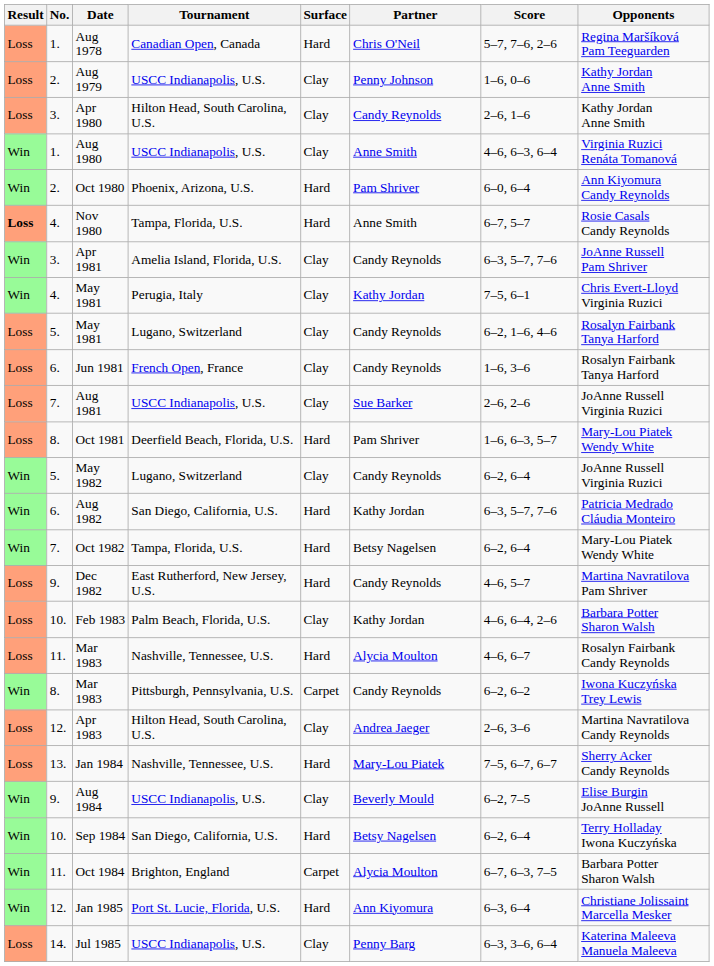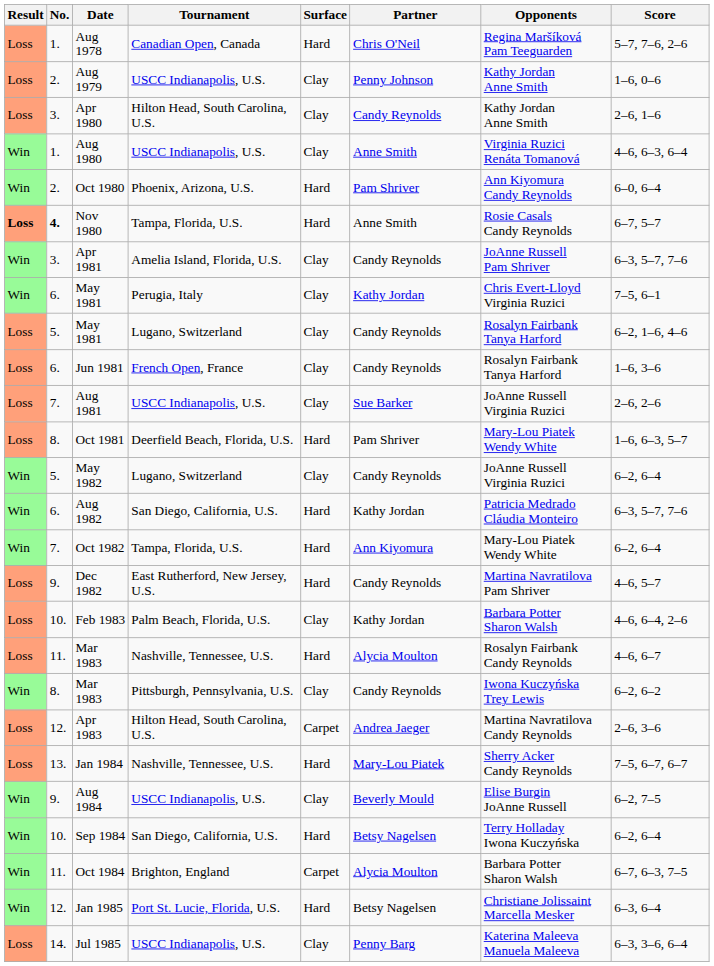columns swapped: (643, 15) <-> (529, 15)
(55, 223) normal -> (55, 223) bold
(55, 295) 4. -> (55, 295) 6.
(395, 547) Betsy Nagelsen -> (393, 547) Ann Kiyomura
(321, 691) Carpet -> (316, 691) Clay
(316, 727) Clay -> (321, 727) Carpet
(393, 907) Ann Kiyomura -> (395, 907) Betsy Nagelsen
